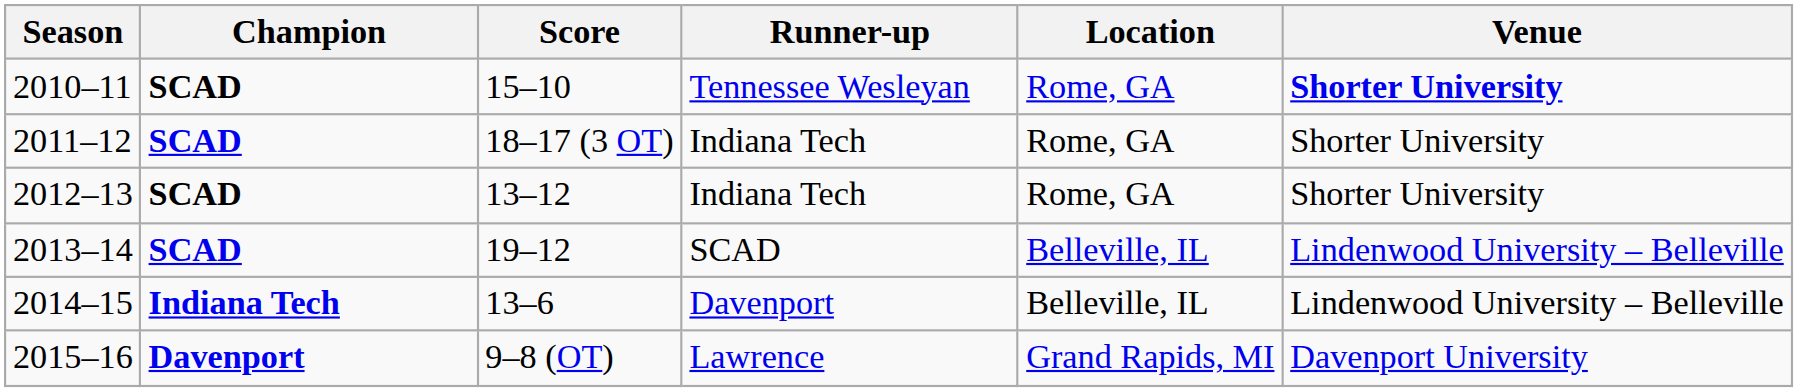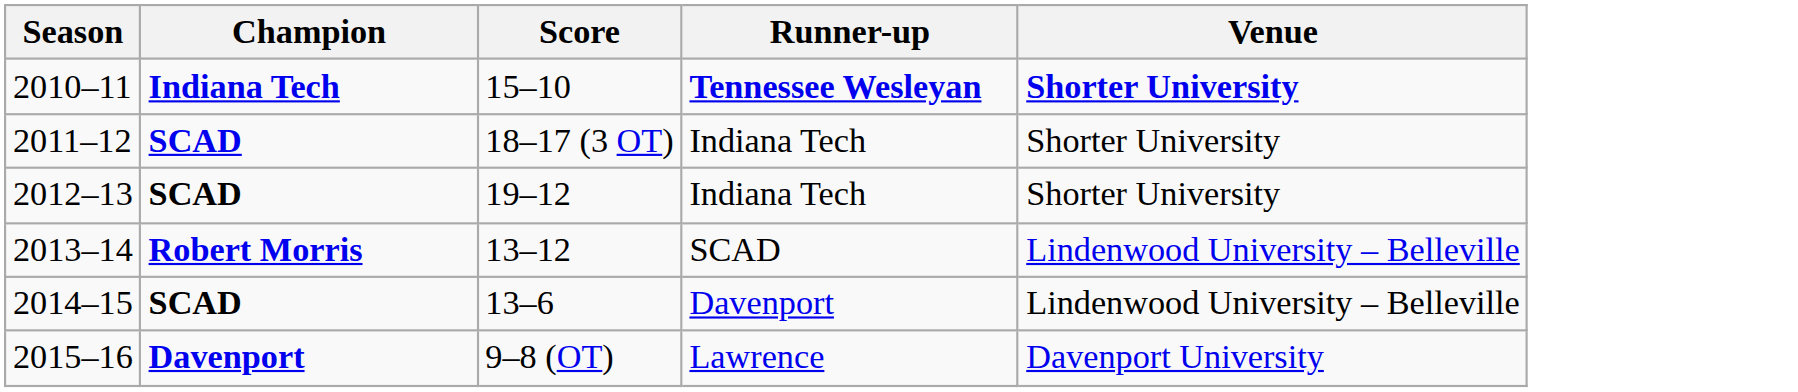- column: (1150, 31)
(195, 85) SCAD -> (244, 85) Indiana Tech
(830, 85) normal -> (835, 85) bold
(528, 194) 13–12 -> (528, 194) 19–12
(195, 248) SCAD -> (256, 248) Robert Morris
(528, 248) 19–12 -> (528, 248) 13–12
(244, 303) Indiana Tech -> (195, 303) SCAD
